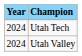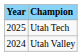(16, 27) 2024 -> (16, 27) 2025
